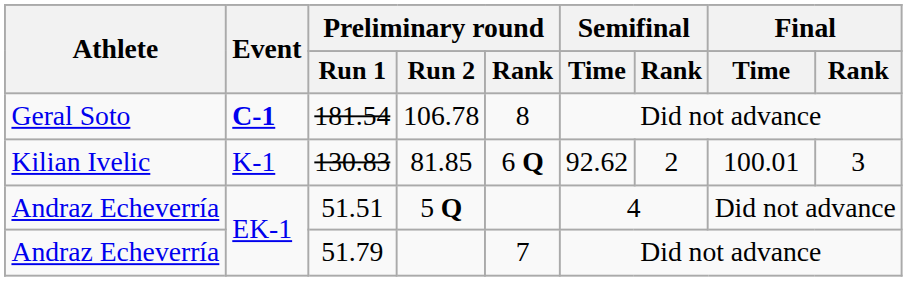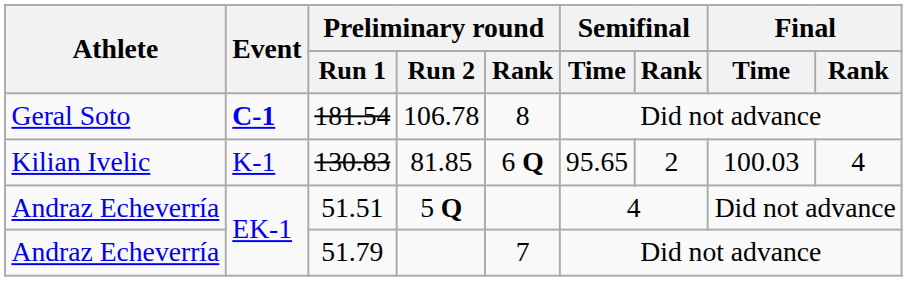(597, 162) 92.62 -> (597, 162) 95.65
(761, 162) 100.01 -> (761, 162) 100.03
(858, 162) 3 -> (858, 162) 4
